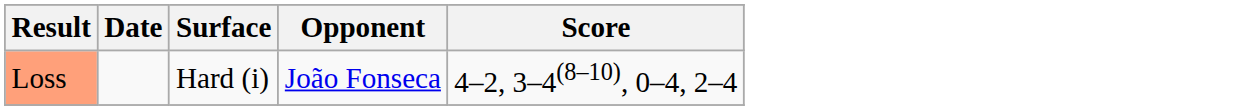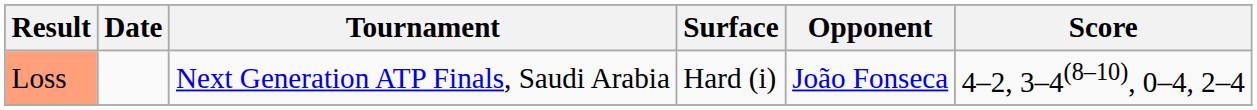+ column: (423, 27)
